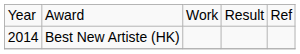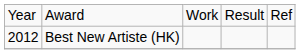(23, 37) 2014 -> (23, 37) 2012
